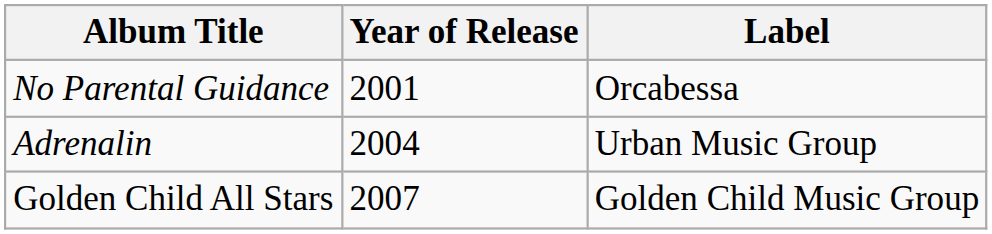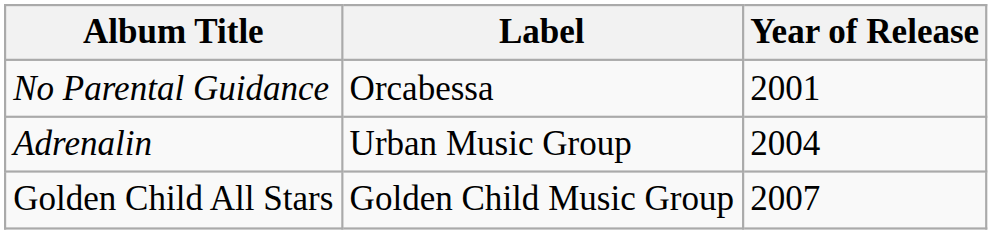columns swapped: (464, 32) <-> (787, 32)
